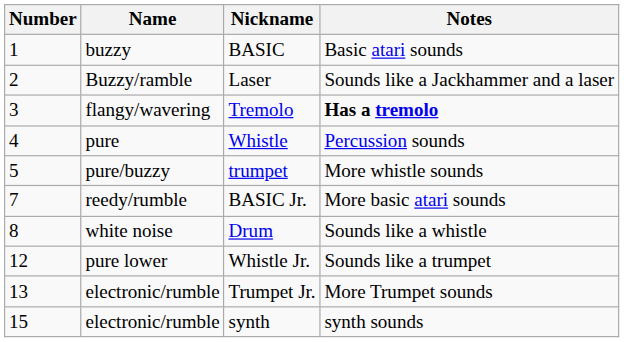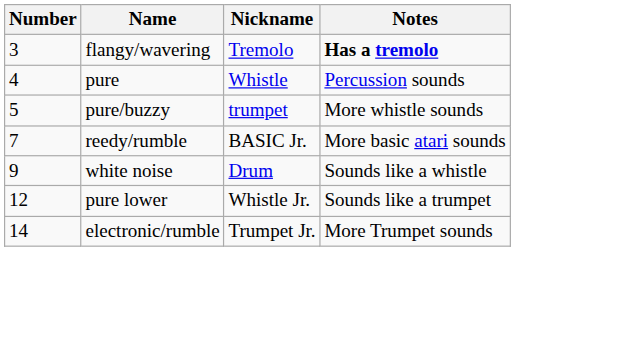- row: (257, 49)
- row: (250, 79)
(14, 230) 8 -> (14, 170) 9
(19, 291) 13 -> (19, 230) 14
- row: (249, 321)
